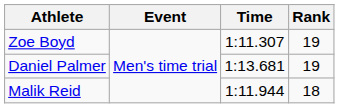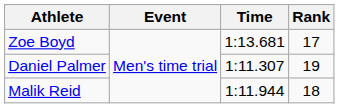(255, 42) 1:11.307 -> (255, 42) 1:13.681
(311, 42) 19 -> (311, 42) 17
(255, 66) 1:13.681 -> (255, 66) 1:11.307
